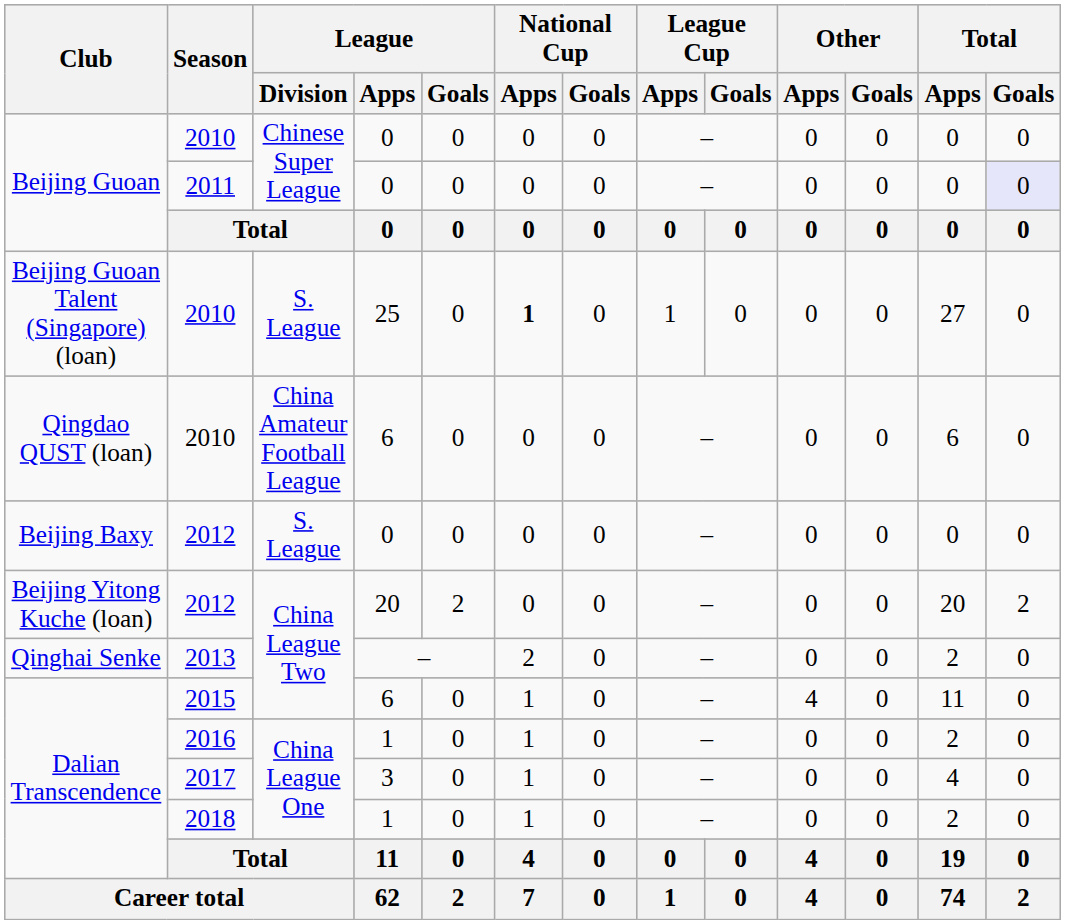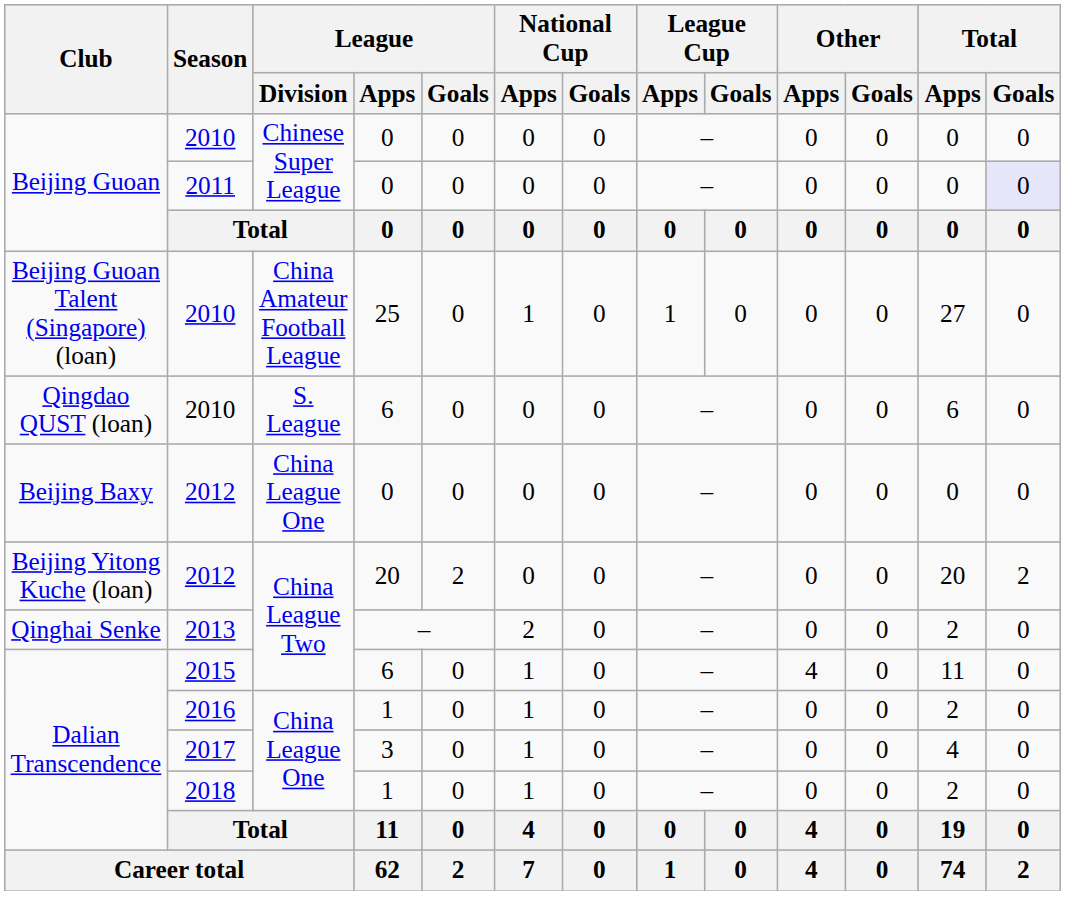(303, 312) S. League -> (303, 312) China Amateur Football League
(529, 312) bold -> (529, 312) normal
(303, 438) China Amateur Football League -> (303, 409) S. League
(303, 535) S. League -> (303, 492) China League One
